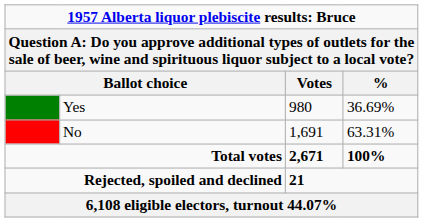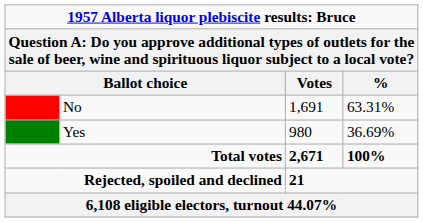rows swapped: (72, 131) <-> (74, 107)
